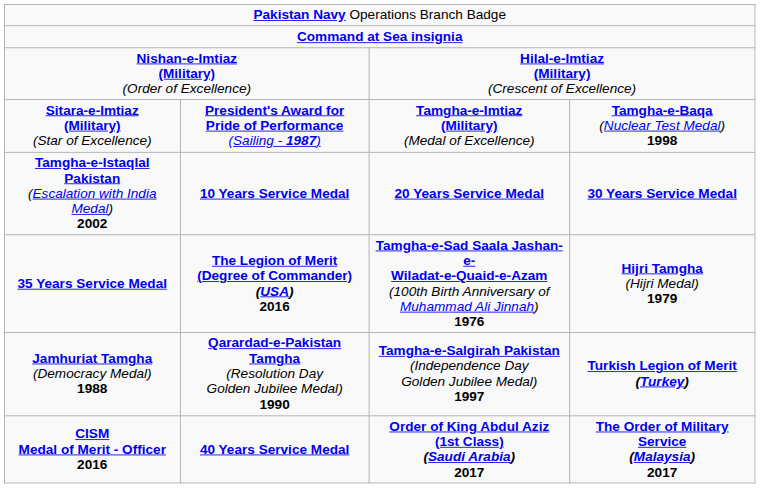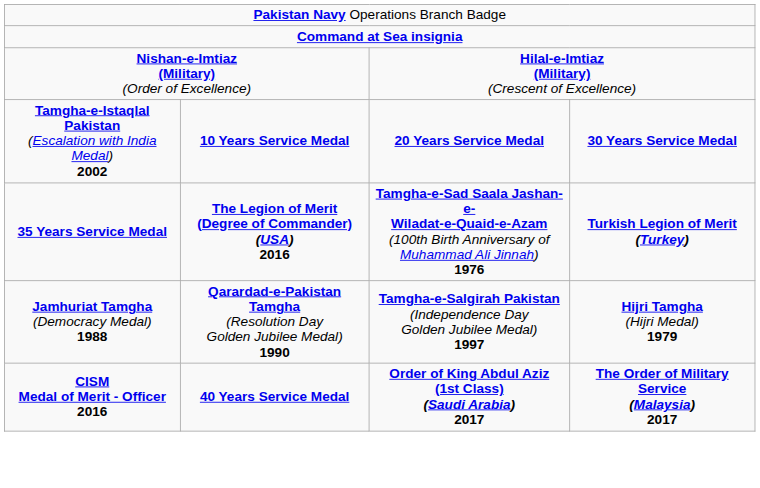- row: (92, 125)
(662, 283) Hijri Tamgha (Hijri Medal) 1979 -> (662, 231) Turkish Legion of Merit (Turkey)
(662, 374) Turkish Legion of Merit (Turkey) -> (662, 322) Hijri Tamgha (Hijri Medal) 1979
